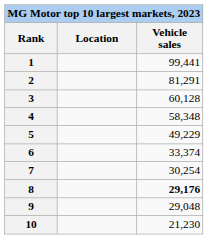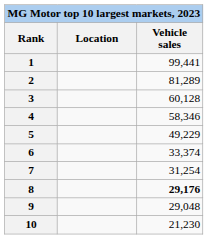(184, 80) 81,291 -> (184, 80) 81,289
(184, 116) 58,348 -> (184, 116) 58,346
(184, 170) 30,254 -> (184, 170) 31,254
